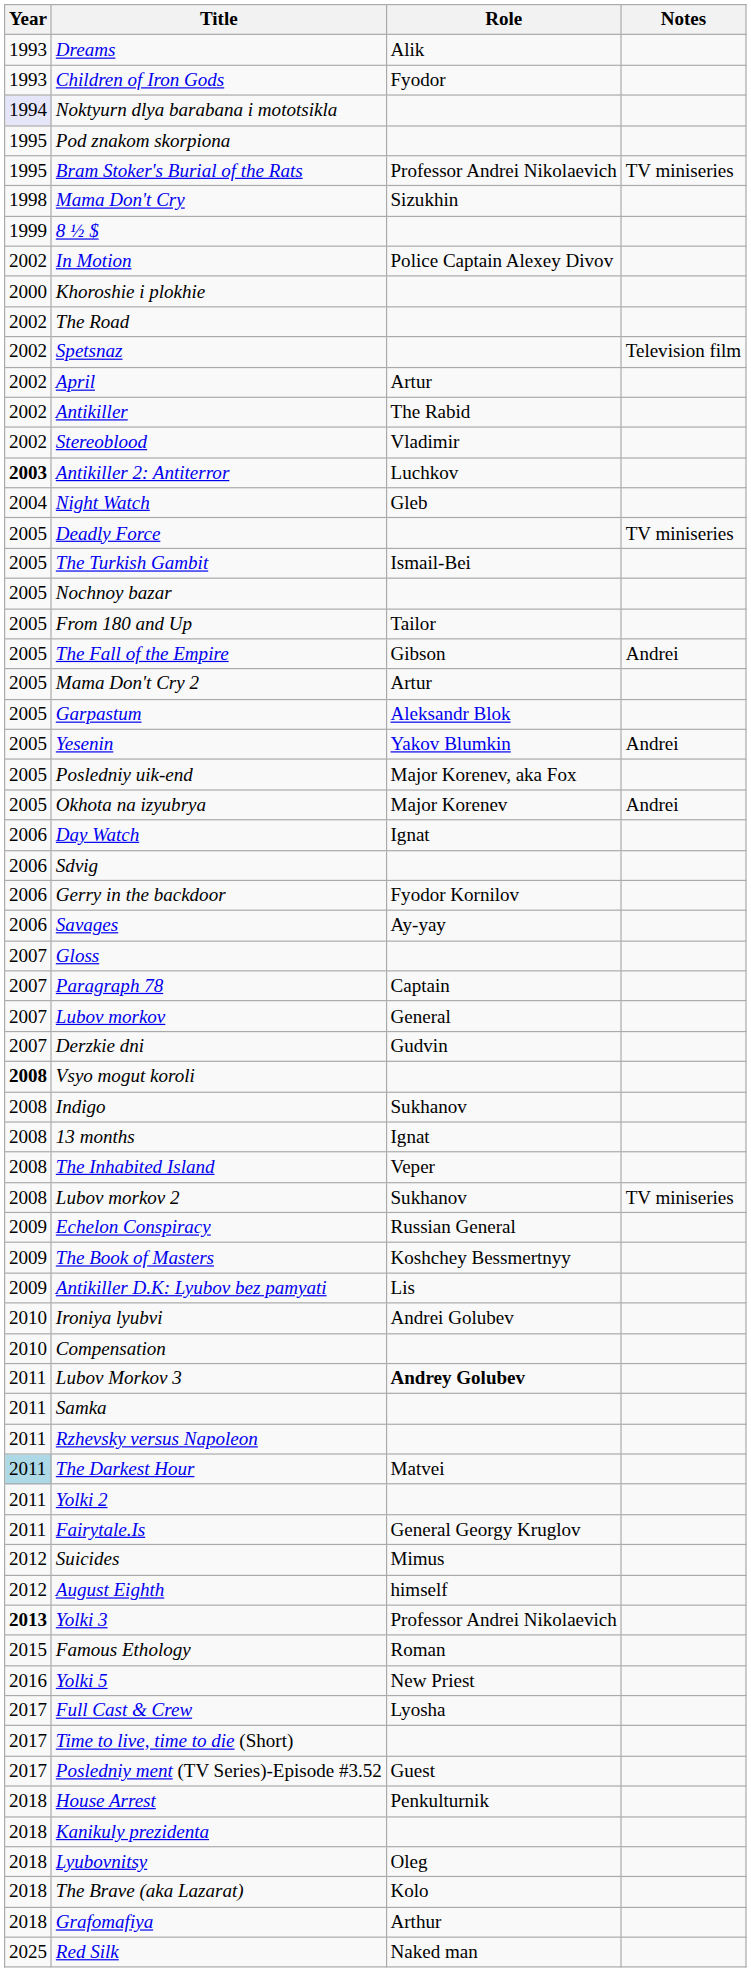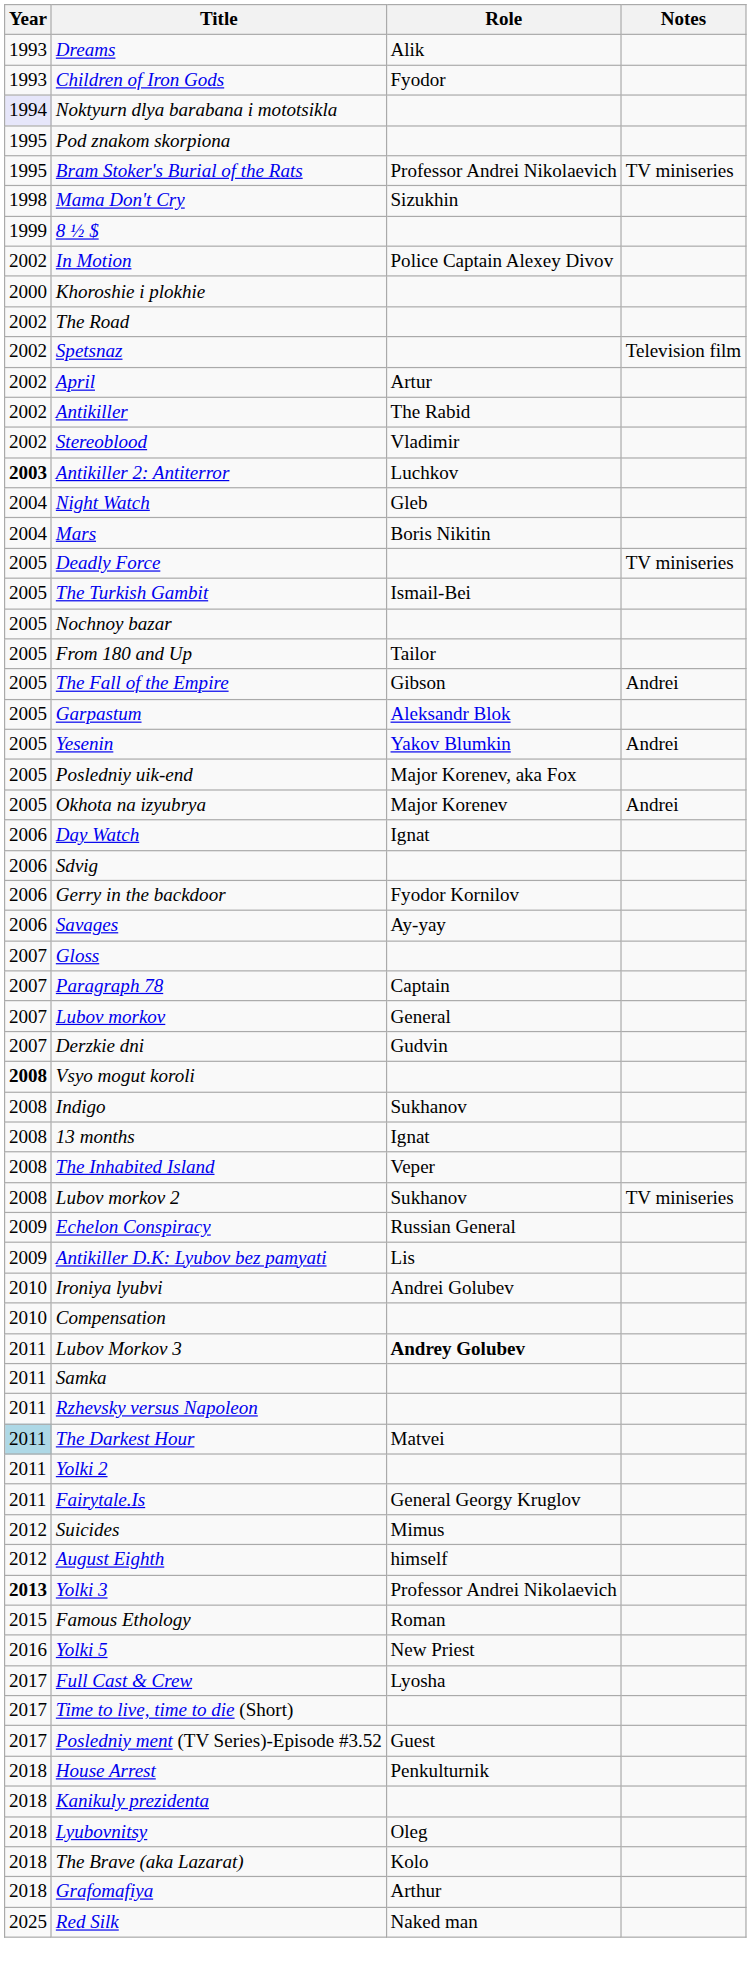+ row: (76, 532)
- row: (127, 683)
- row: (135, 1257)
